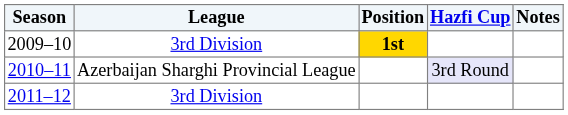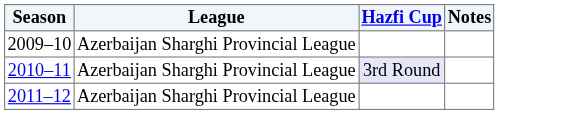- column: (393, 17)
(216, 43) 3rd Division -> (216, 43) Azerbaijan Sharghi Provincial League
(216, 96) 3rd Division -> (216, 96) Azerbaijan Sharghi Provincial League
